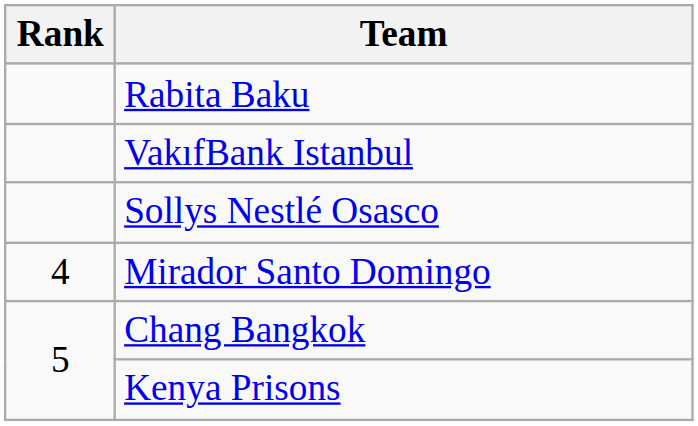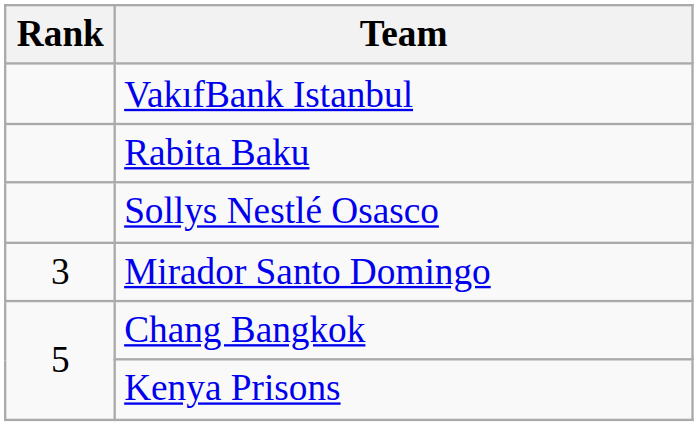rows swapped: (217, 93) <-> (269, 152)
(60, 270) 4 -> (60, 270) 3
